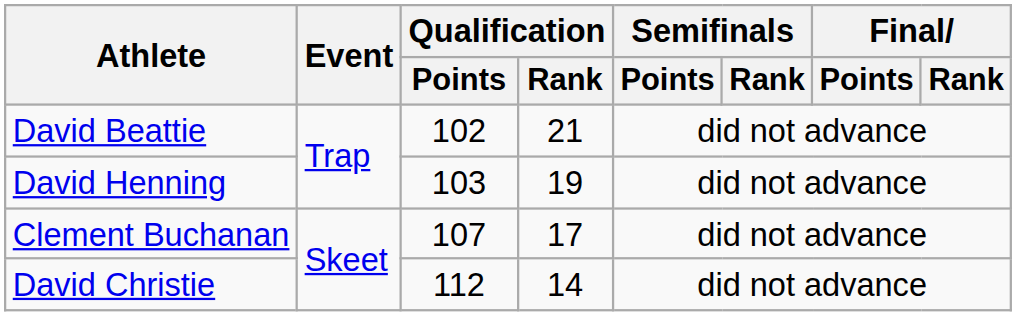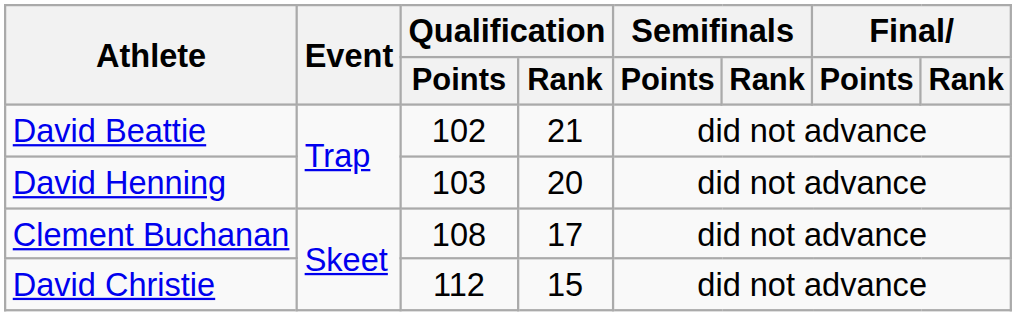(565, 183) 19 -> (565, 183) 20
(459, 234) 107 -> (459, 234) 108
(565, 285) 14 -> (565, 285) 15
